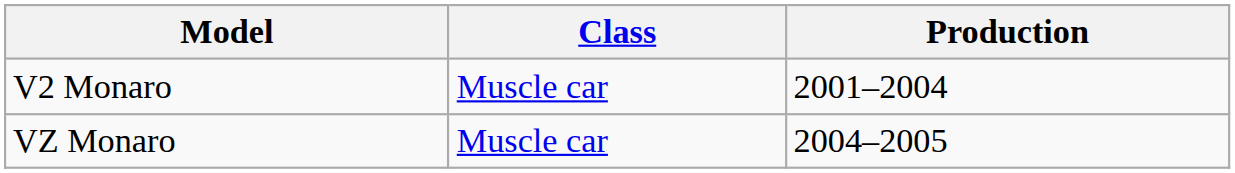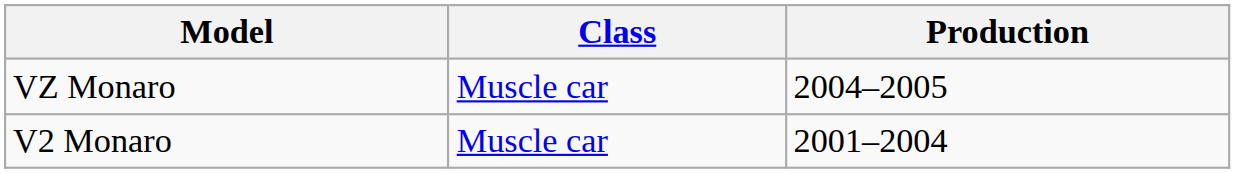rows swapped: (92, 85) <-> (94, 140)
